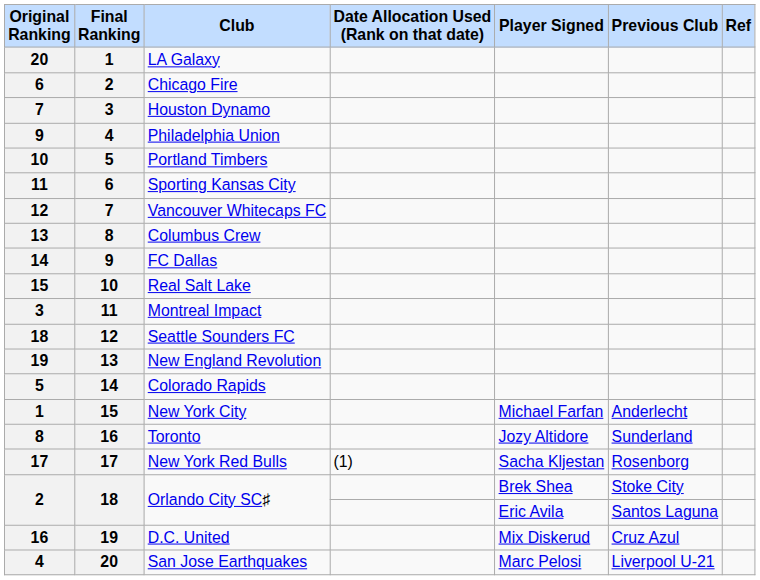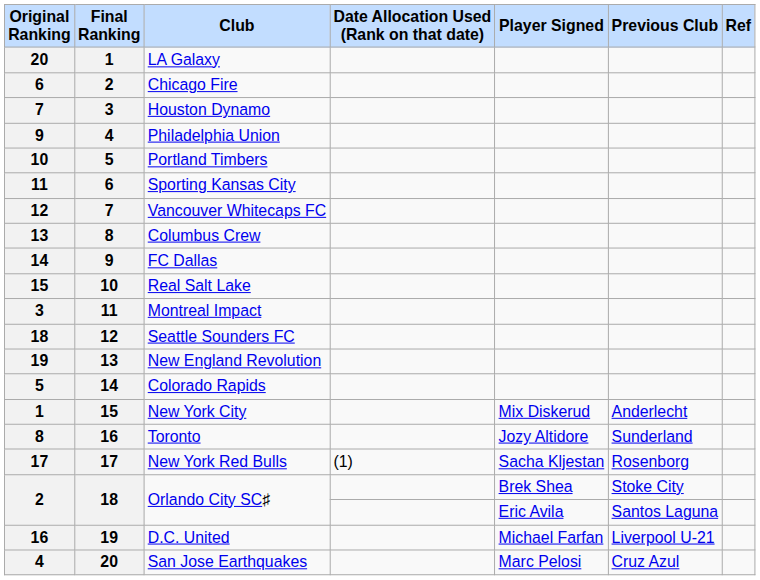(551, 411) Michael Farfan -> (544, 411) Mix Diskerud
(544, 537) Mix Diskerud -> (551, 537) Michael Farfan
(645, 537) Cruz Azul -> (663, 537) Liverpool U-21
(663, 562) Liverpool U-21 -> (645, 562) Cruz Azul
